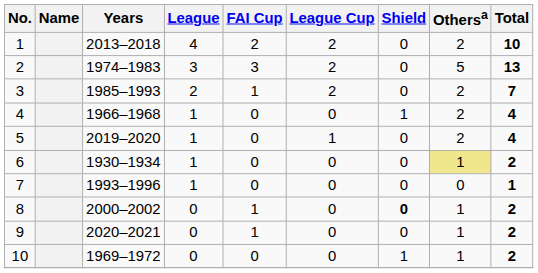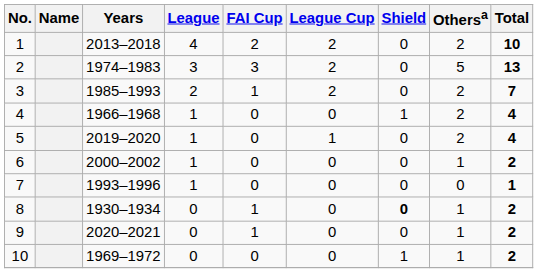(123, 161) 1930–1934 -> (123, 161) 2000–2002
(460, 161) khaki background -> (460, 161) no background
(123, 209) 2000–2002 -> (123, 209) 1930–1934
